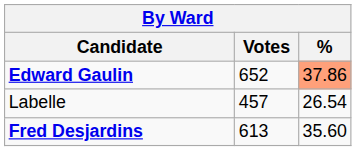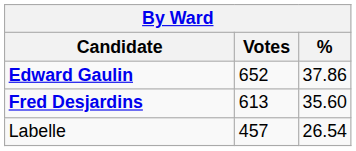(325, 74) lightsalmon background -> (325, 74) no background
rows swapped: (76, 131) <-> (37, 103)
